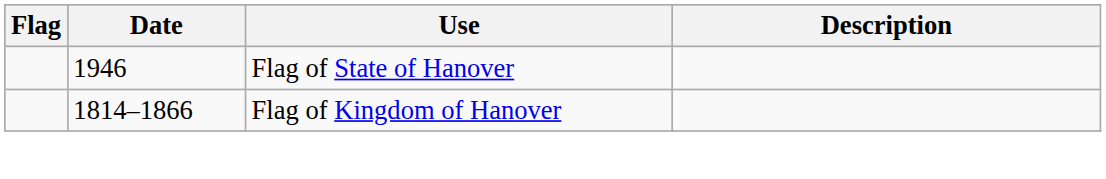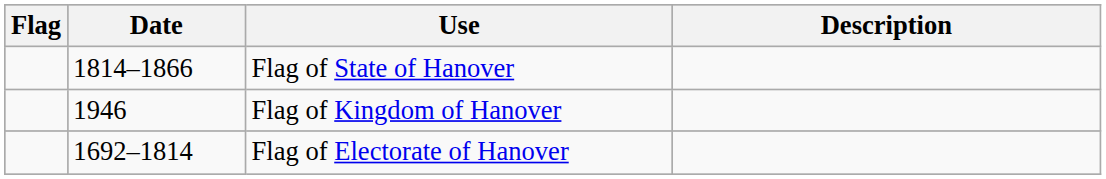(100, 67) 1946 -> (133, 67) 1814–1866
(133, 109) 1814–1866 -> (100, 109) 1946
+ row: (410, 151)
